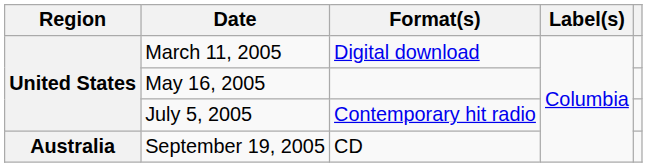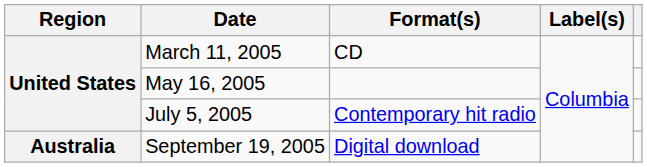(407, 51) Digital download -> (348, 51) CD
(348, 146) CD -> (407, 146) Digital download
